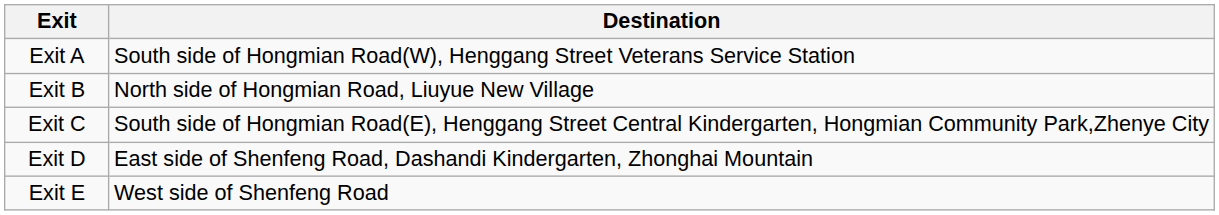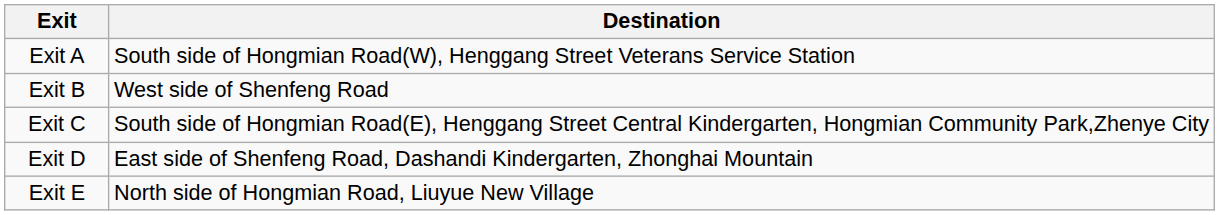(354, 90) North side of Hongmian Road, Liuyue New Village -> (251, 90) West side of Shenfeng Road
(251, 192) West side of Shenfeng Road -> (354, 192) North side of Hongmian Road, Liuyue New Village
